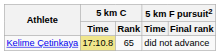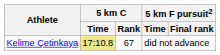(129, 44) 65 -> (129, 44) 67
